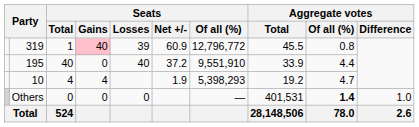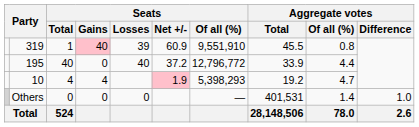(219, 47) 12,796,772 -> (222, 47) 9,551,910
(222, 63) 9,551,910 -> (219, 63) 12,796,772
(180, 80) no background -> (180, 80) pink background
(347, 97) bold -> (347, 97) normal
